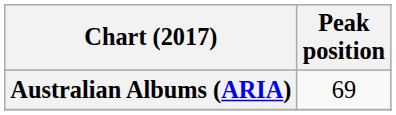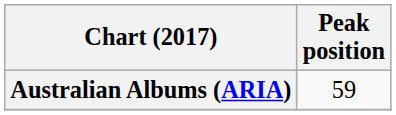(344, 89) 69 -> (344, 89) 59
